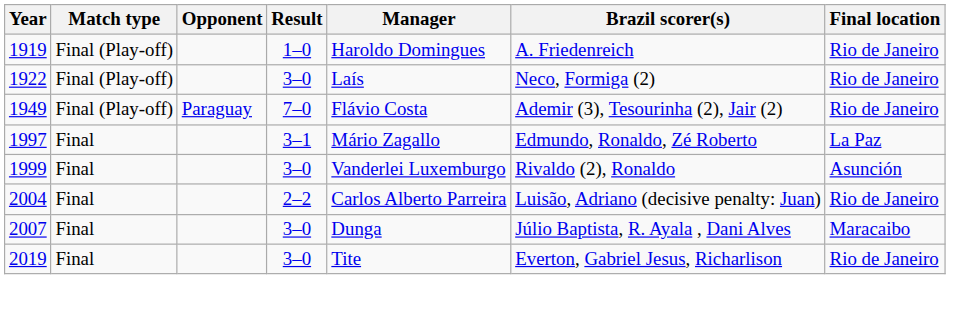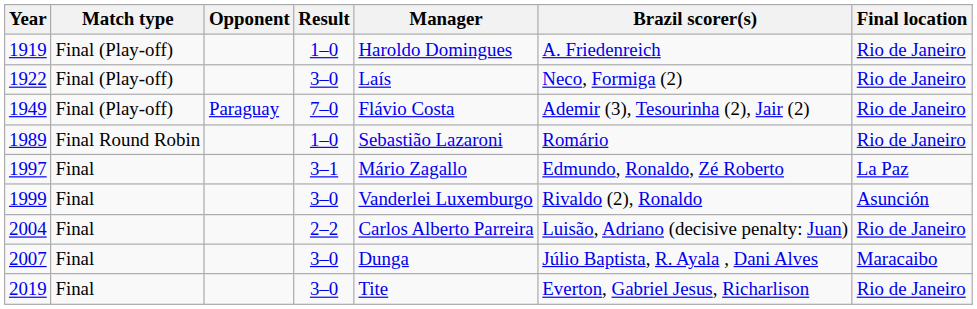+ row: (28, 139)
